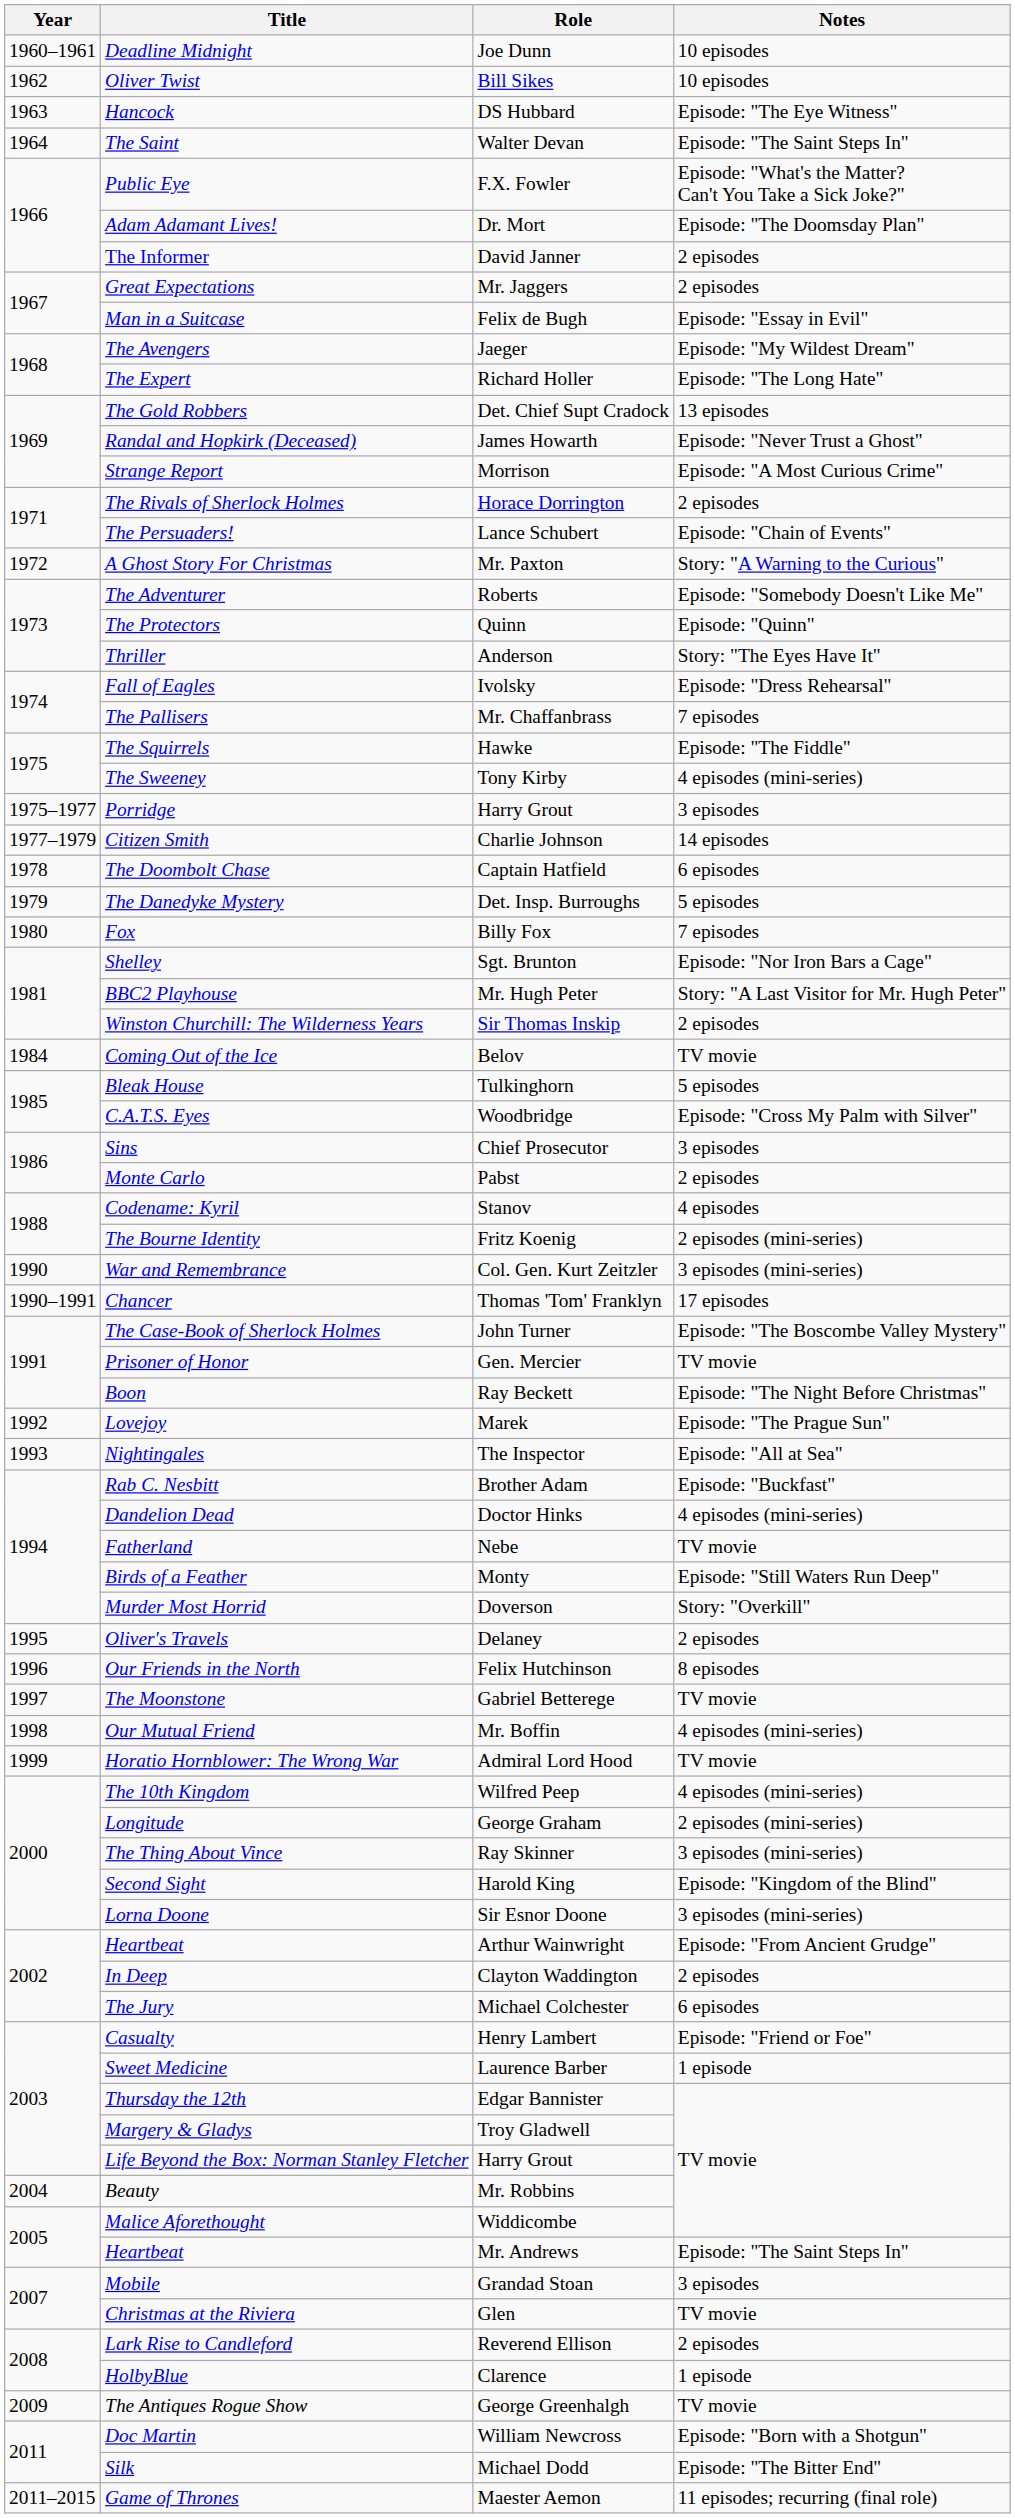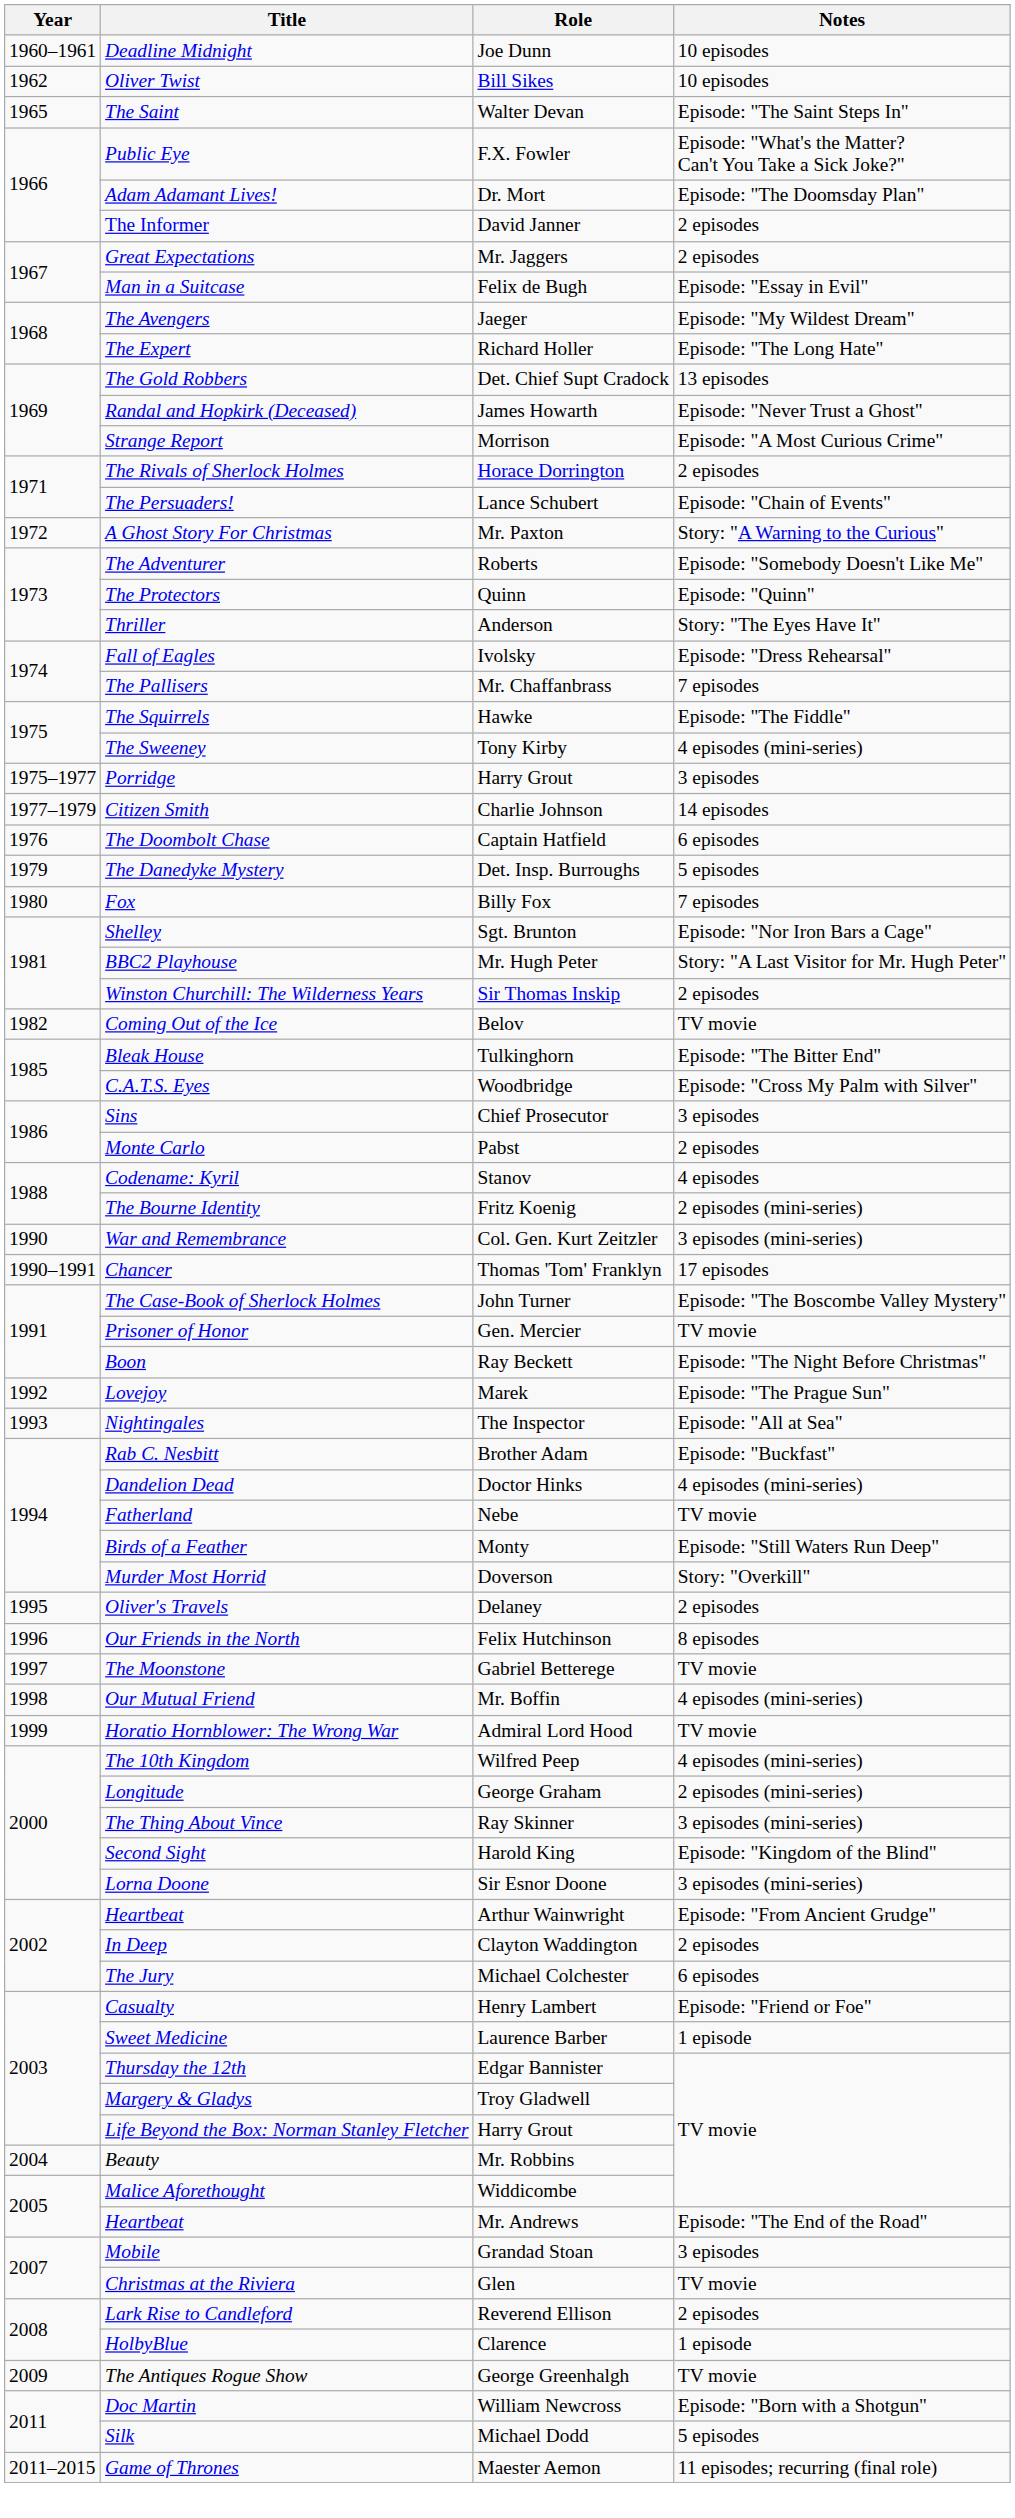- row: (140, 111)
(28, 142) 1964 -> (28, 111) 1965
(28, 870) 1978 -> (28, 839) 1976
(28, 1054) 1984 -> (28, 1024) 1982
(718, 1085) 5 episodes -> (780, 1054) Episode: "The Bitter End"
(793, 2252) Episode: "The Saint Steps In" -> (803, 2221) Episode: "The End of the Road"
(780, 2467) Episode: "The Bitter End" -> (718, 2436) 5 episodes
